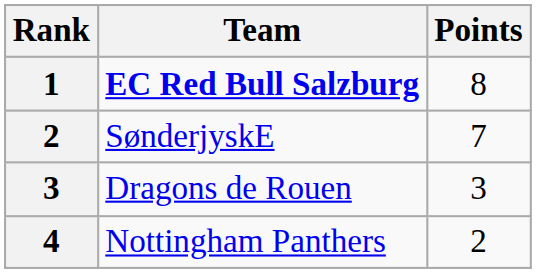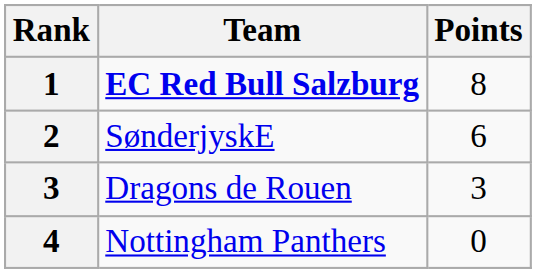(478, 135) 7 -> (478, 135) 6
(478, 240) 2 -> (478, 240) 0
